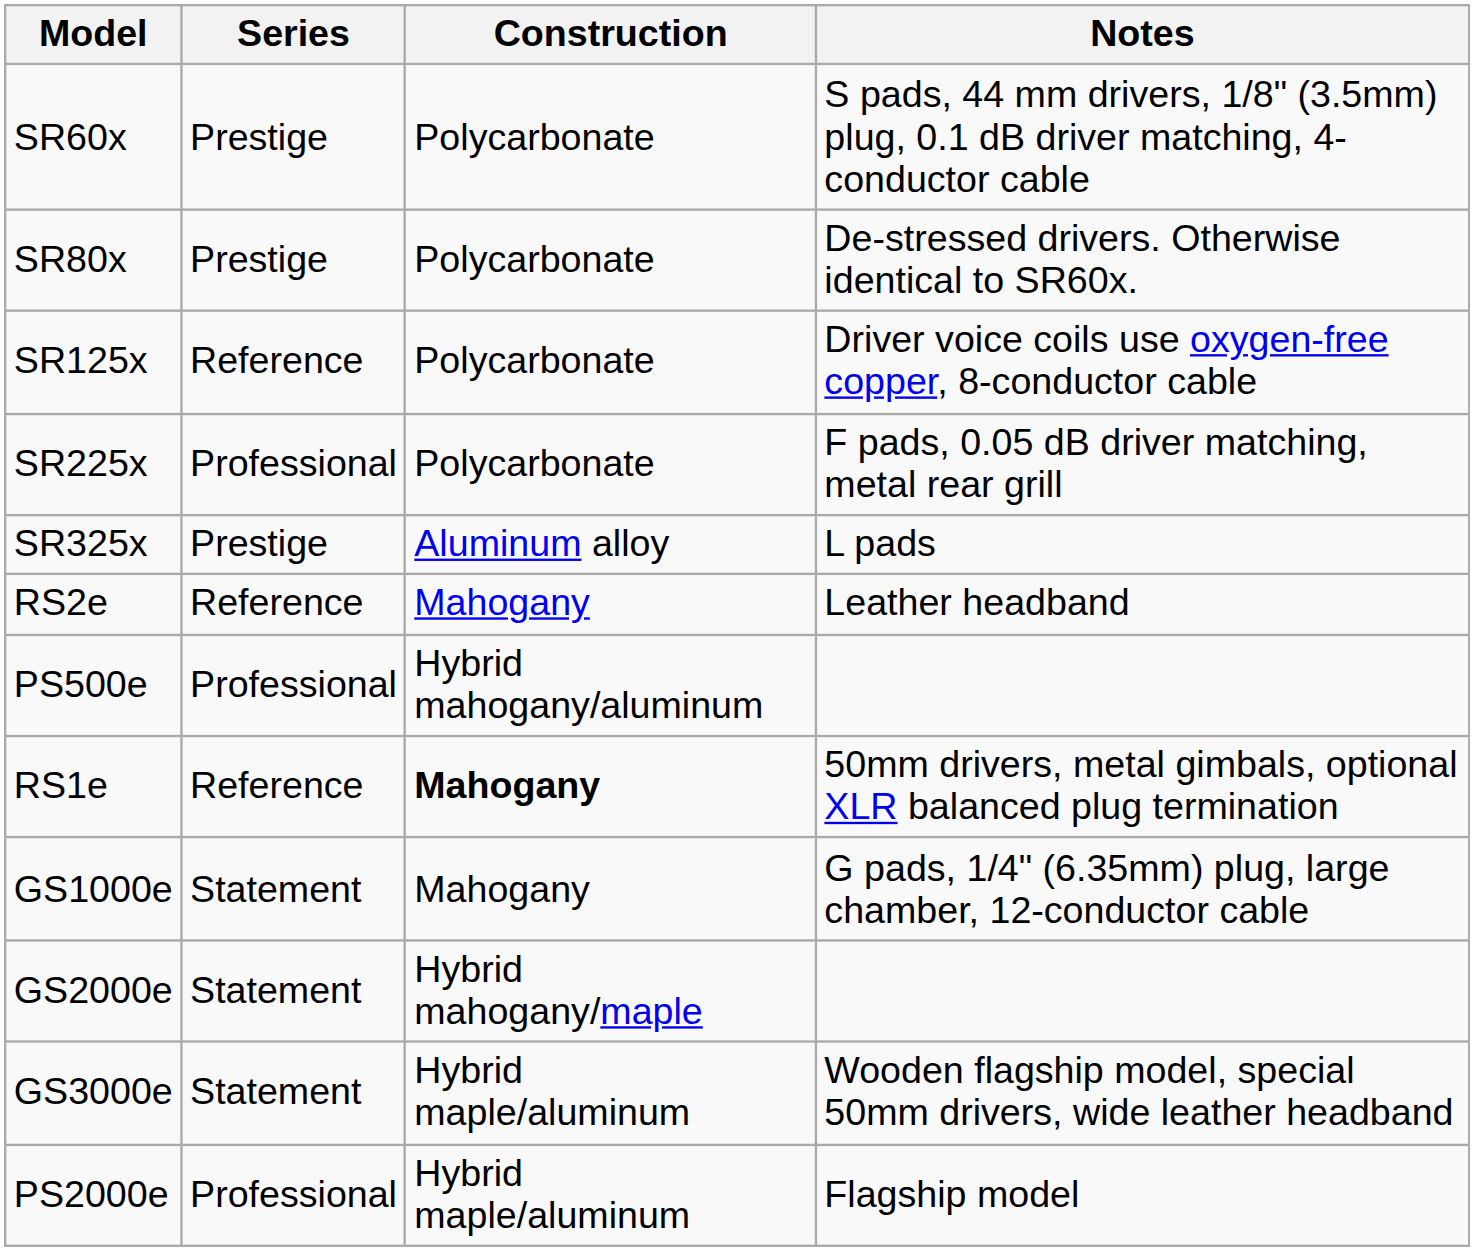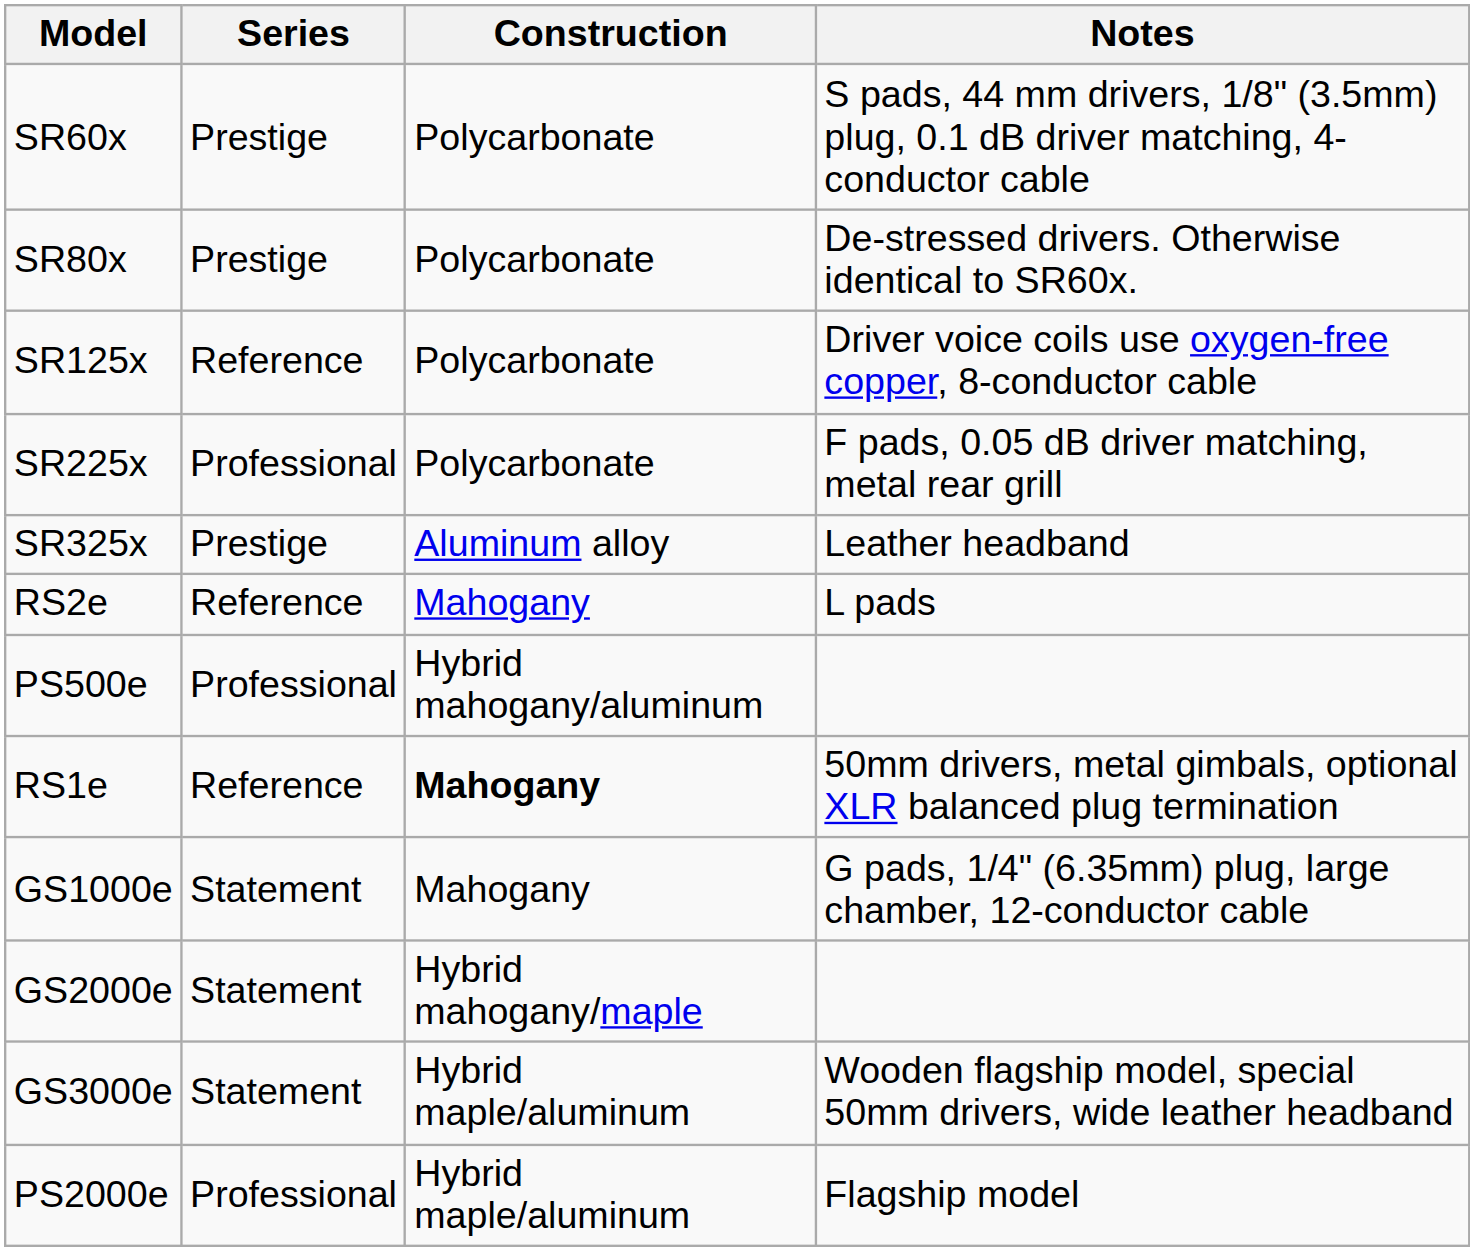(880, 543) L pads -> (977, 543) Leather headband
(977, 603) Leather headband -> (880, 603) L pads
